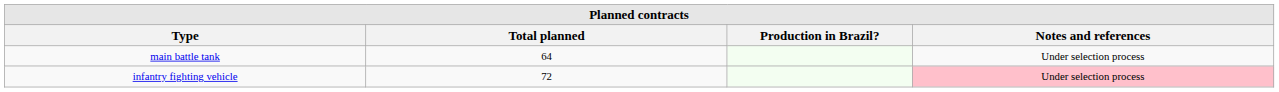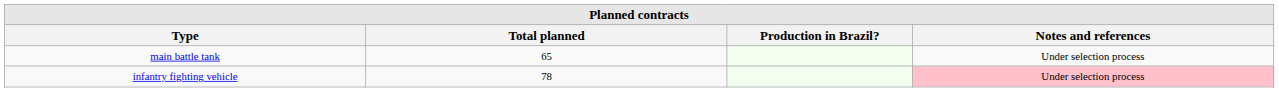(547, 56) 64 -> (547, 56) 65
(547, 77) 72 -> (547, 77) 78
